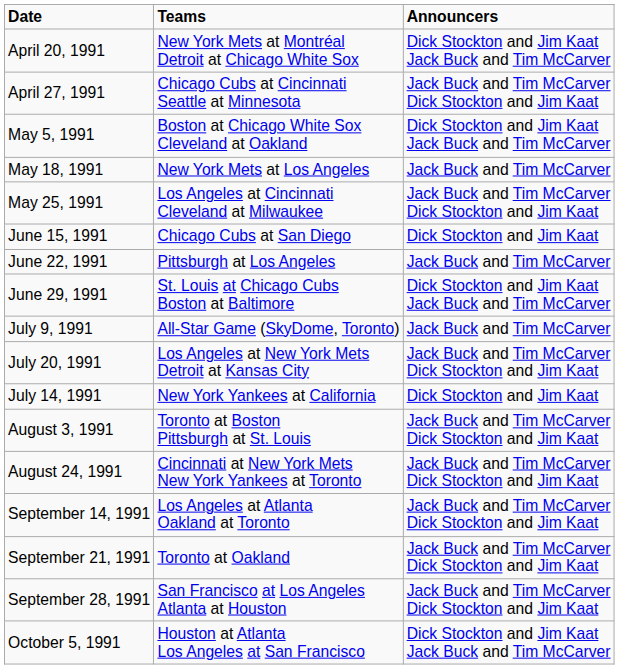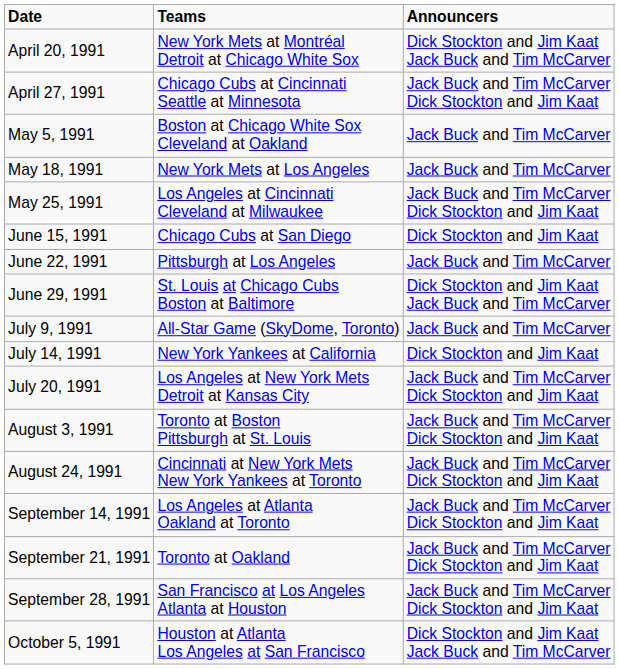(509, 135) Dick Stockton and Jim Kaat Jack Buck and Tim McCarver -> (509, 135) Jack Buck and Tim McCarver
rows swapped: (55, 396) <-> (55, 362)
